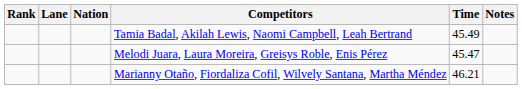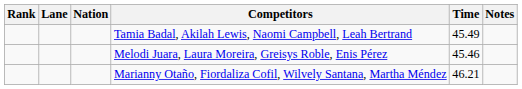(466, 54) 45.47 -> (466, 54) 45.46
